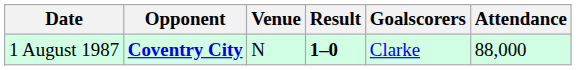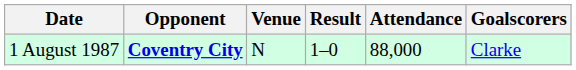columns swapped: (521, 19) <-> (418, 19)
(324, 49) bold -> (324, 49) normal
